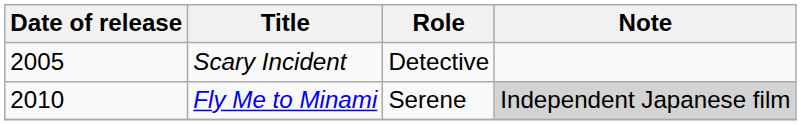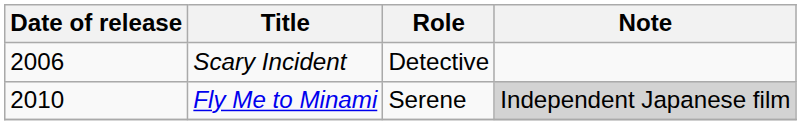(37, 61) 2005 -> (37, 61) 2006
